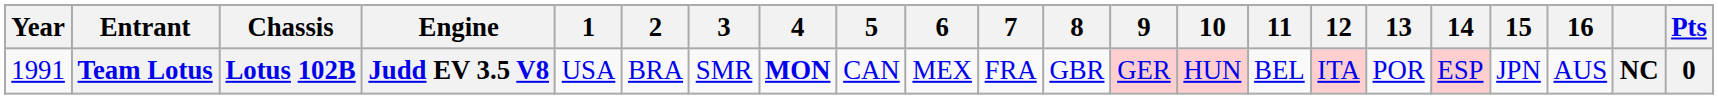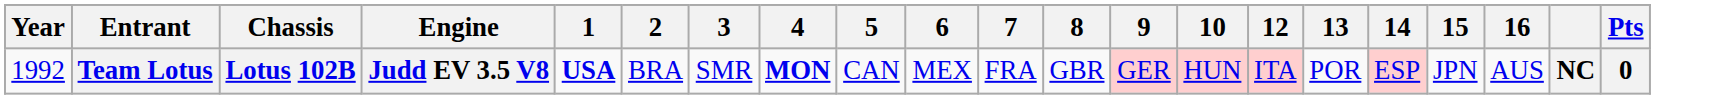- column: (1279, 26)
(38, 70) 1991 -> (38, 70) 1992
(589, 70) normal -> (589, 70) bold
